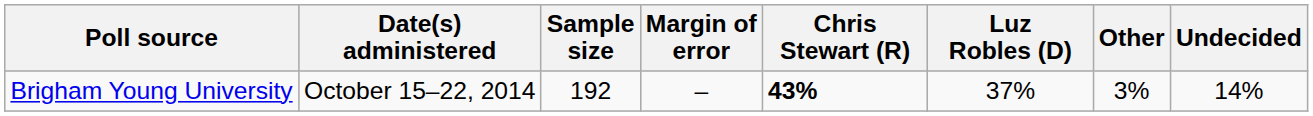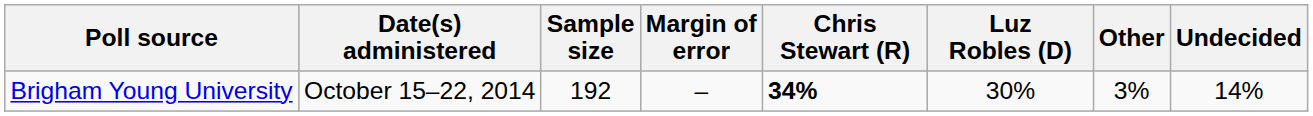(793, 90) 43% -> (793, 90) 34%
(1010, 90) 37% -> (1010, 90) 30%
